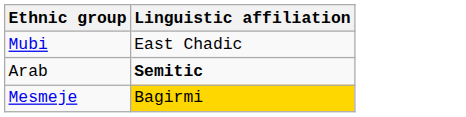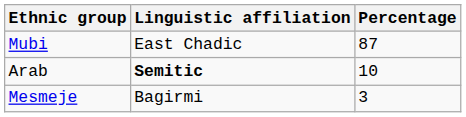+ column: (408, 18)
(169, 98) gold background -> (169, 98) no background
